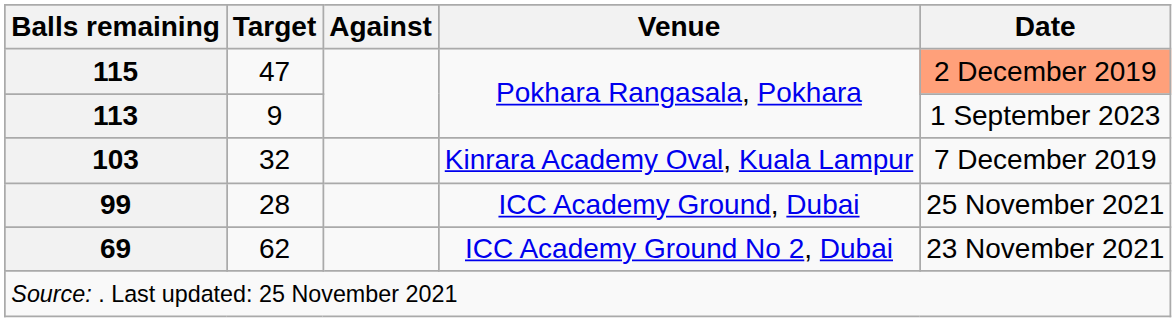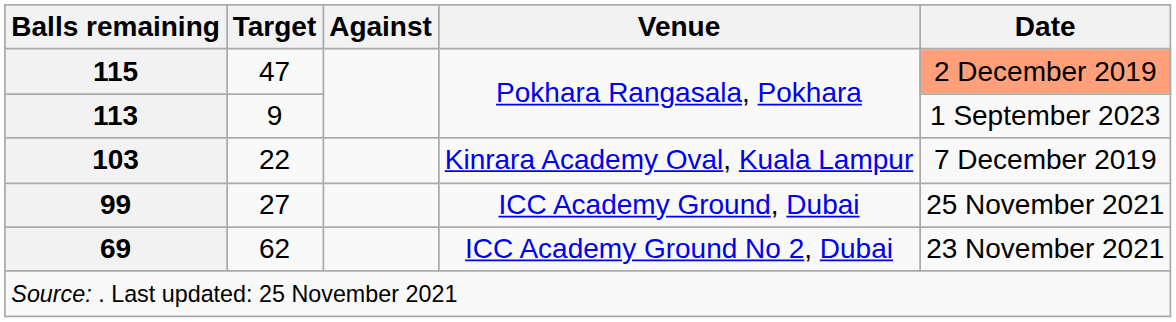(274, 159) 32 -> (274, 159) 22
(274, 204) 28 -> (274, 204) 27
